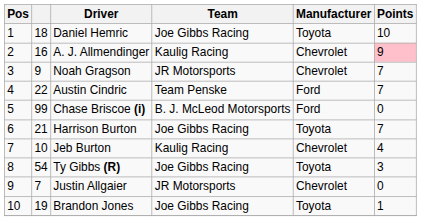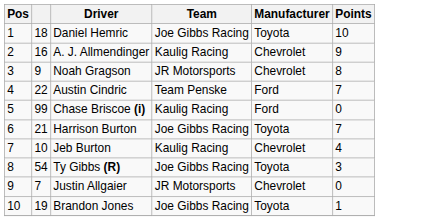(380, 52) pink background -> (339, 52) no background
(380, 71) 7 -> (339, 71) 8
(223, 109) B. J. McLeod Motorsports -> (192, 109) Kaulig Racing
